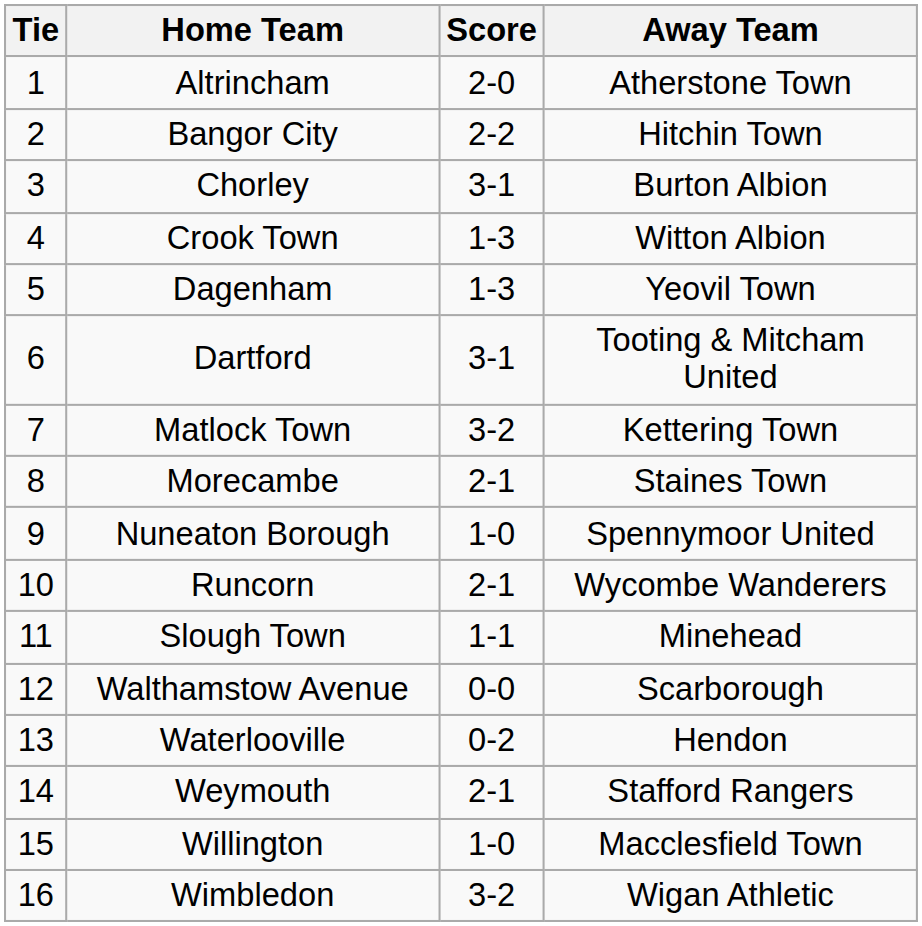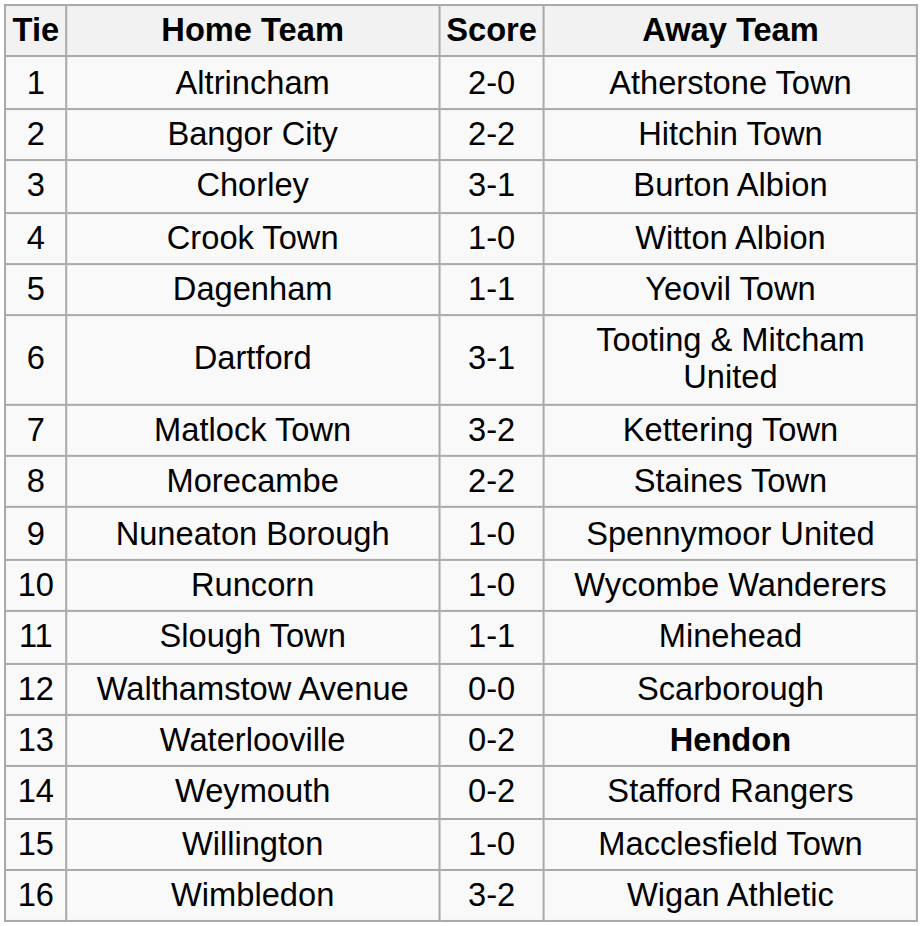(492, 237) 1-3 -> (492, 237) 1-0
(492, 289) 1-3 -> (492, 289) 1-1
(492, 481) 2-1 -> (492, 481) 2-2
(492, 584) 2-1 -> (492, 584) 1-0
(730, 740) normal -> (730, 740) bold
(492, 791) 2-1 -> (492, 791) 0-2
